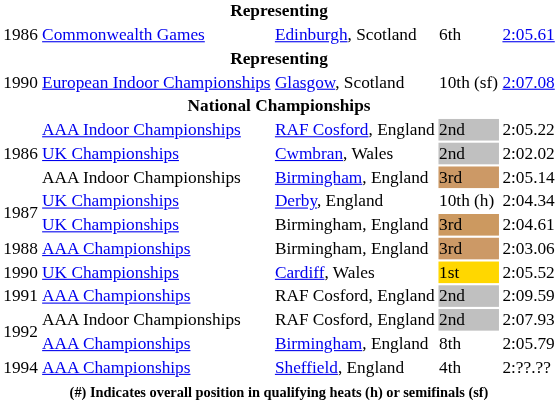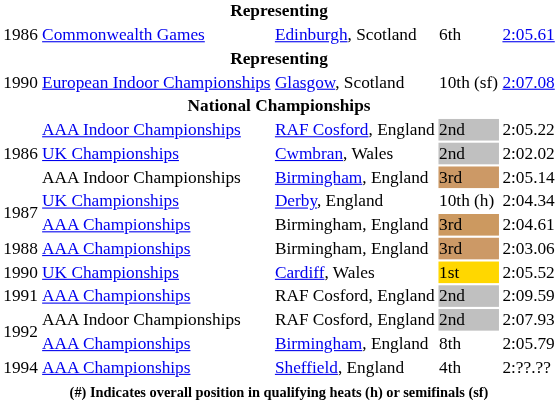(111, 224) UK Championships -> (116, 224) AAA Championships
